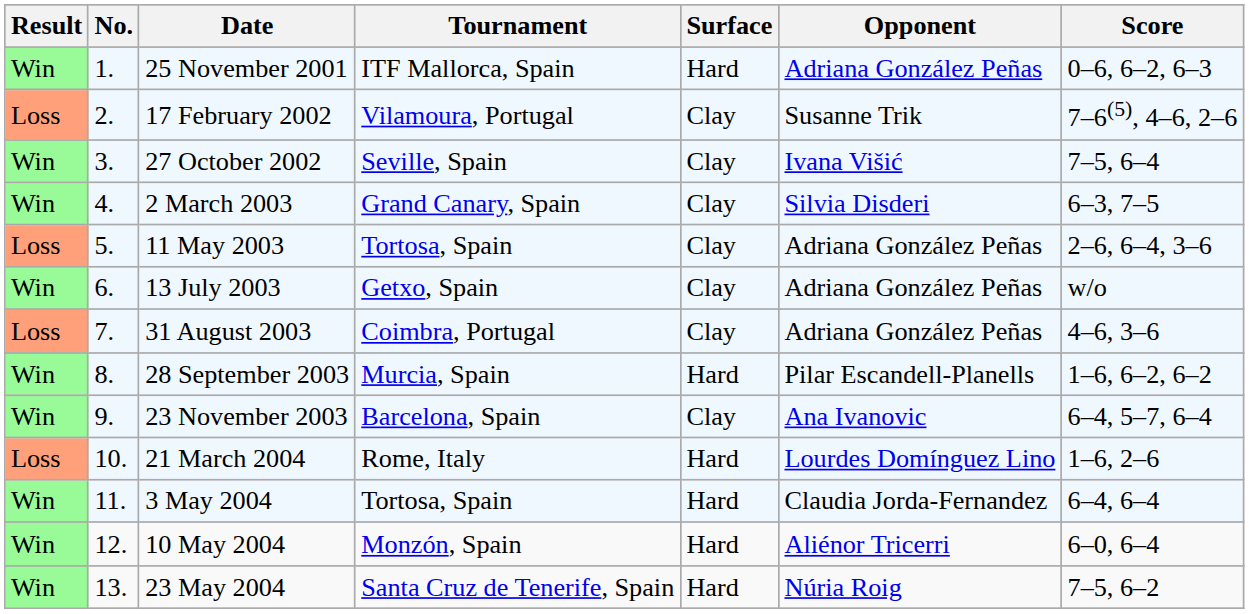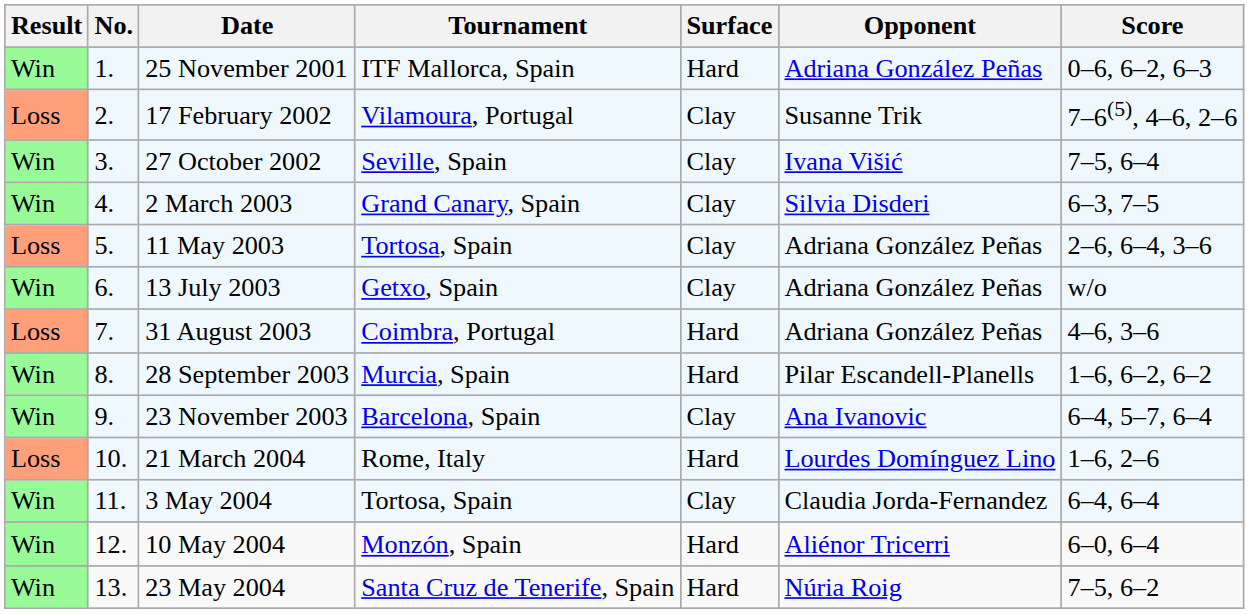(711, 330) Clay -> (713, 330) Hard
(713, 500) Hard -> (711, 500) Clay
